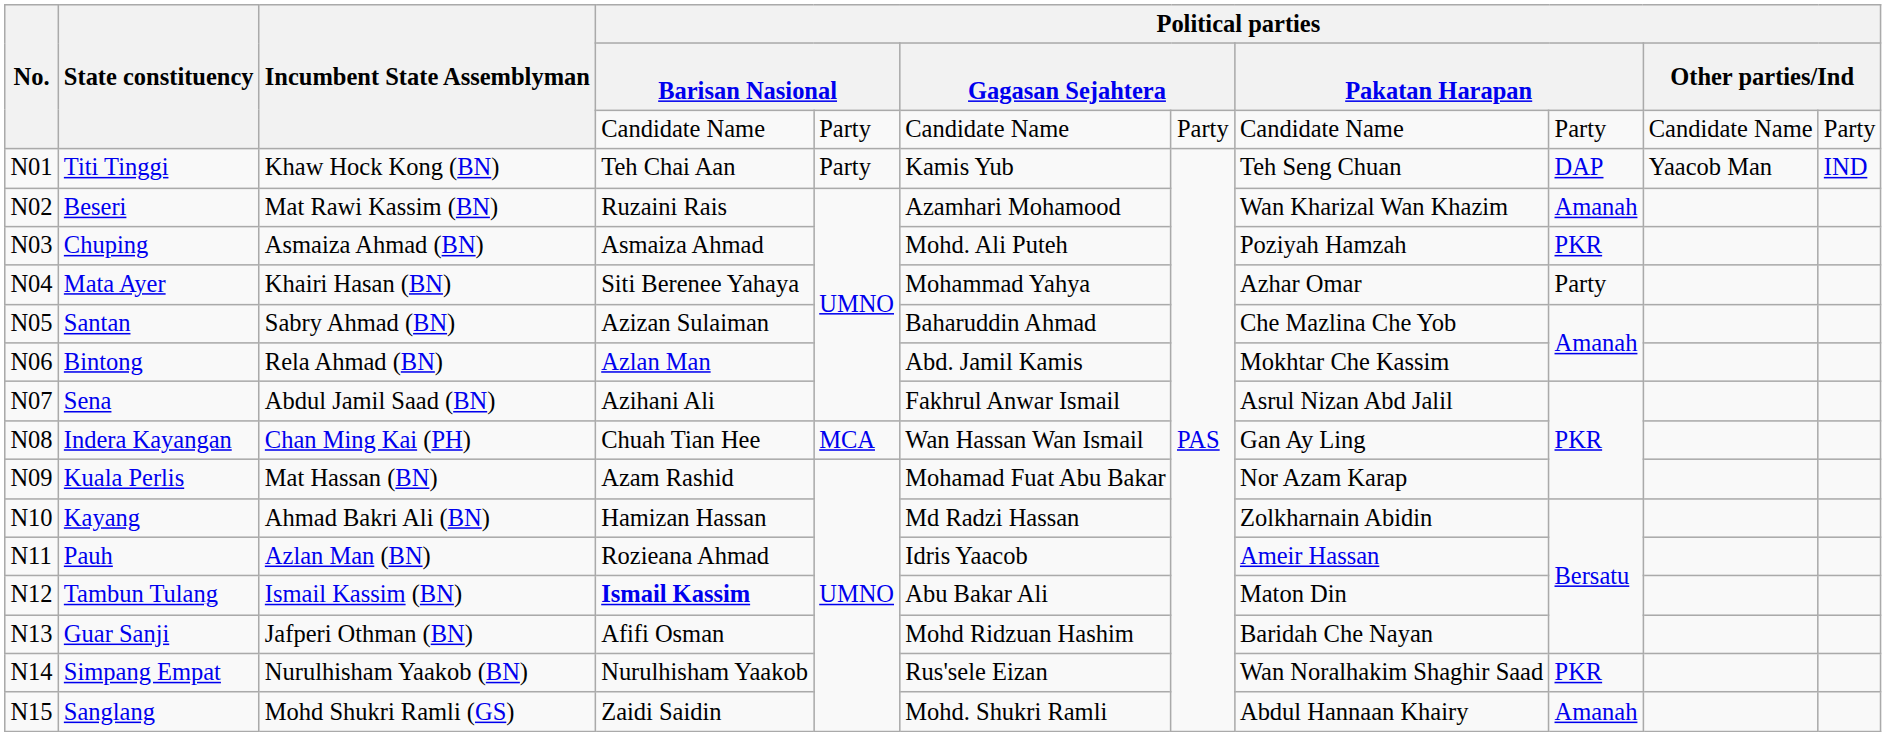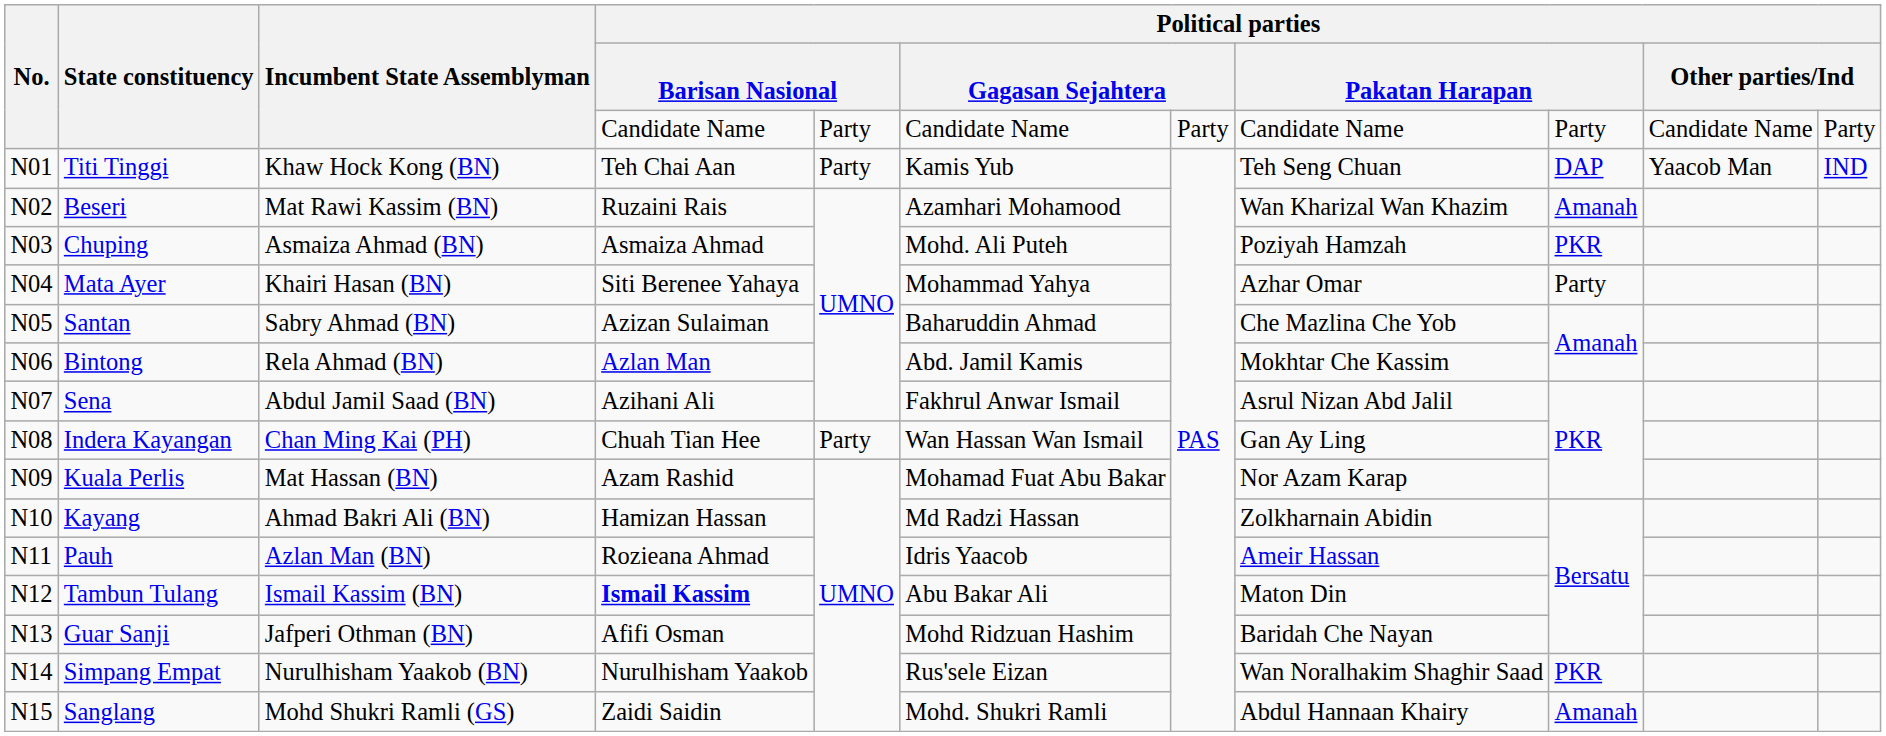(847, 439) MCA -> (845, 439) Party
